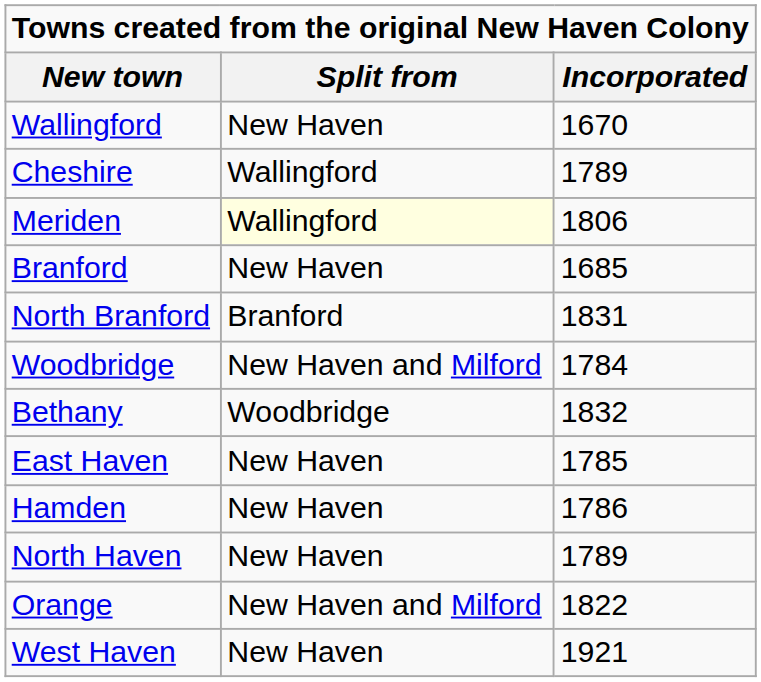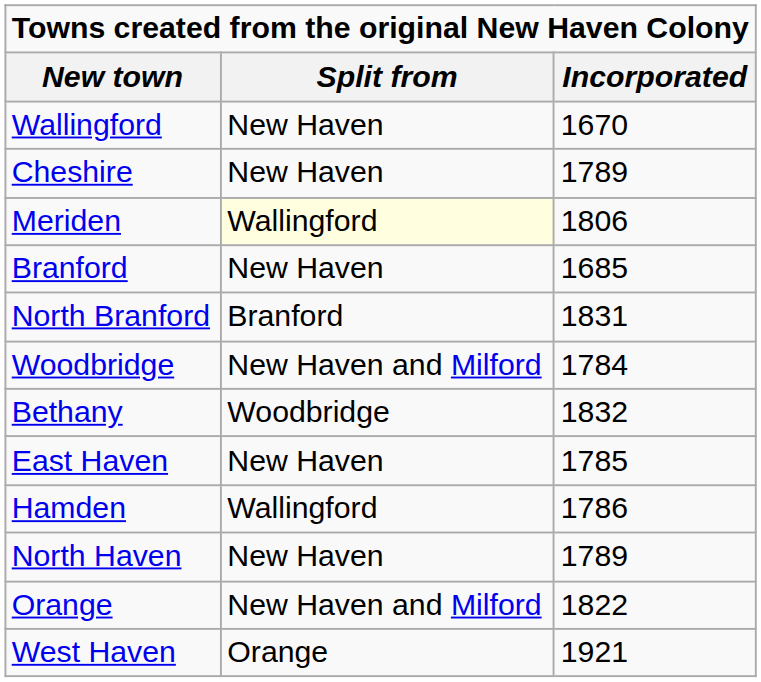(302, 172) Wallingford -> (305, 172) New Haven
(305, 508) New Haven -> (302, 508) Wallingford
(305, 652) New Haven -> (278, 652) Orange
